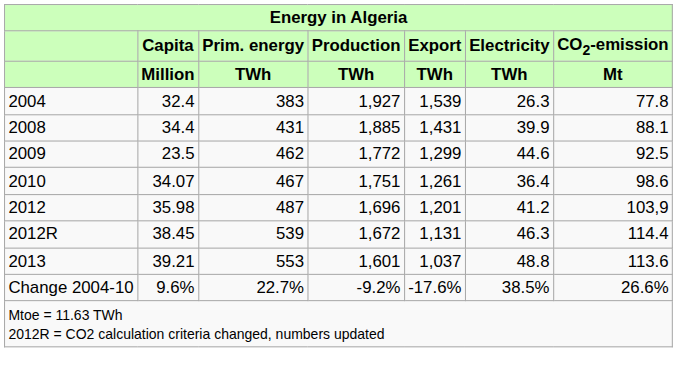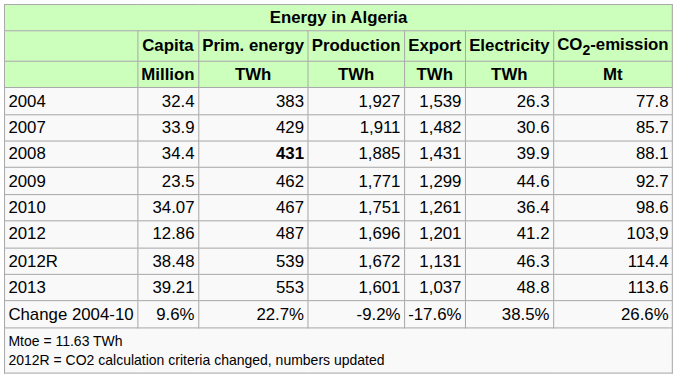+ row: (27, 127)
(290, 127) normal -> (290, 154) bold
(379, 154) 1,772 -> (379, 181) 1,771
(652, 154) 92.5 -> (652, 181) 92.7
(173, 207) 35.98 -> (173, 234) 12.86
(173, 234) 38.45 -> (173, 260) 38.48
